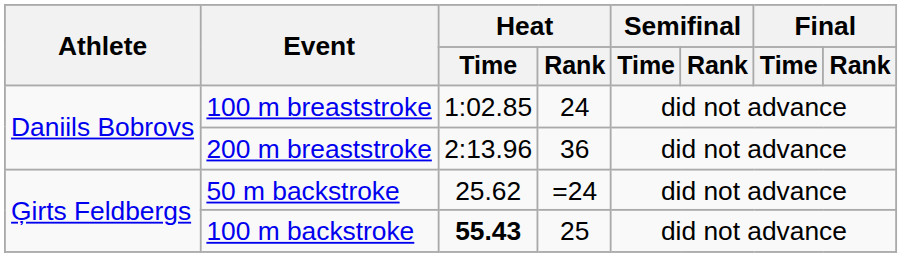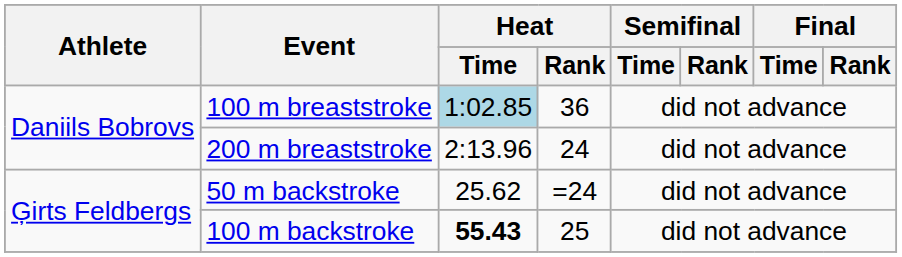(488, 107) no background -> (488, 107) lightblue background
(575, 107) 24 -> (575, 107) 36
(575, 149) 36 -> (575, 149) 24
